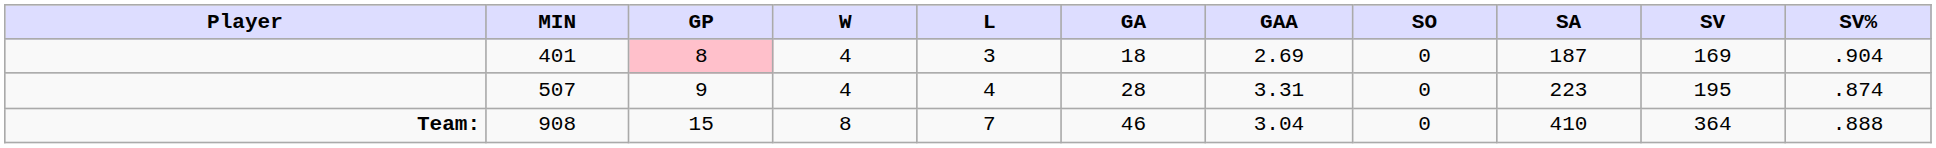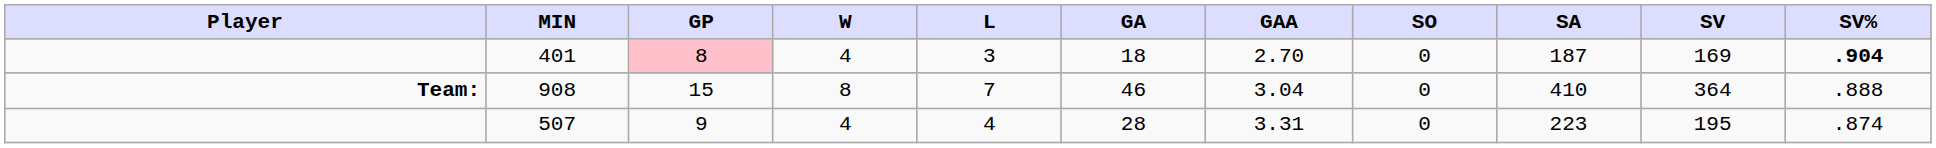(1279, 56) 2.69 -> (1279, 56) 2.70
(1858, 56) normal -> (1858, 56) bold
rows swapped: (557, 91) <-> (557, 125)
